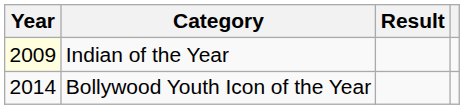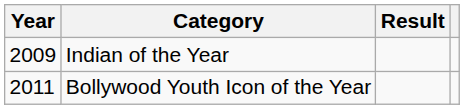(33, 54) lightyellow background -> (33, 54) no background
(33, 87) 2014 -> (32, 87) 2011
